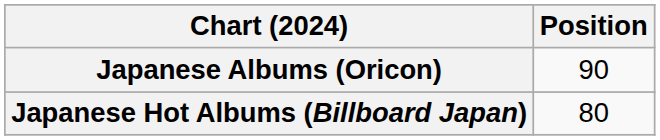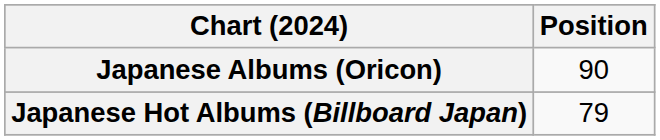(594, 112) 80 -> (594, 112) 79
